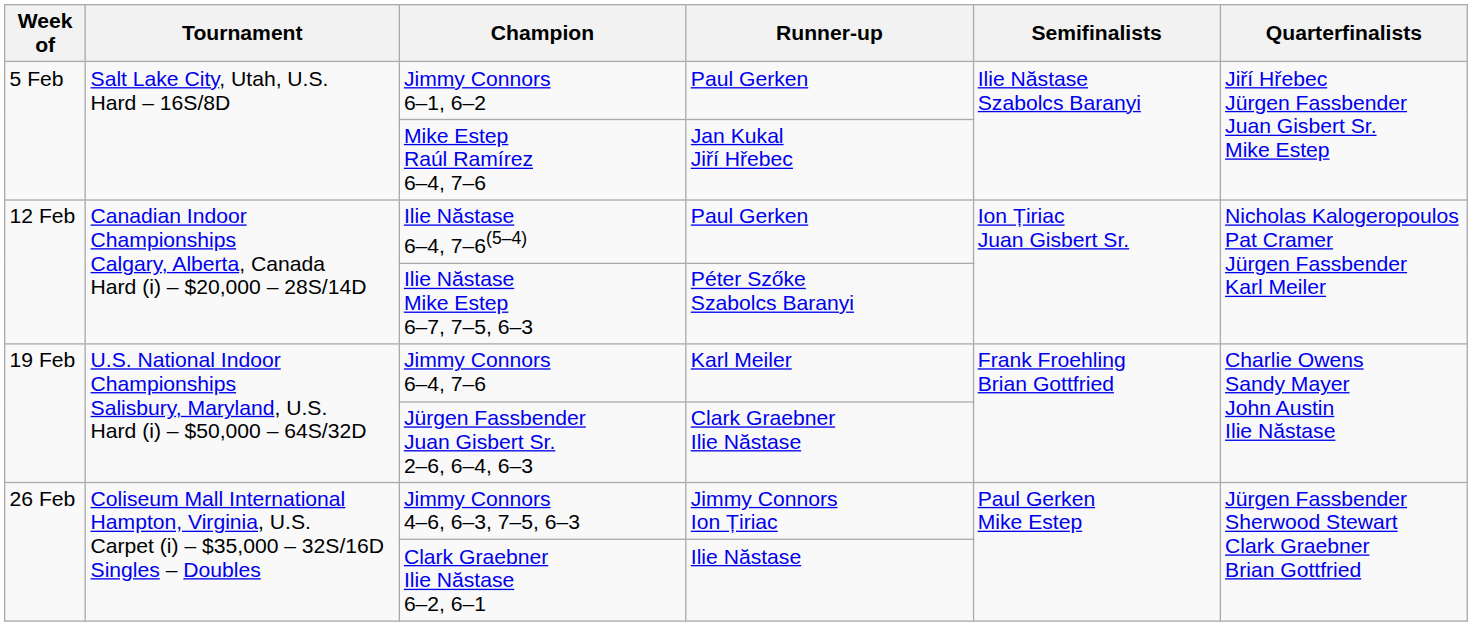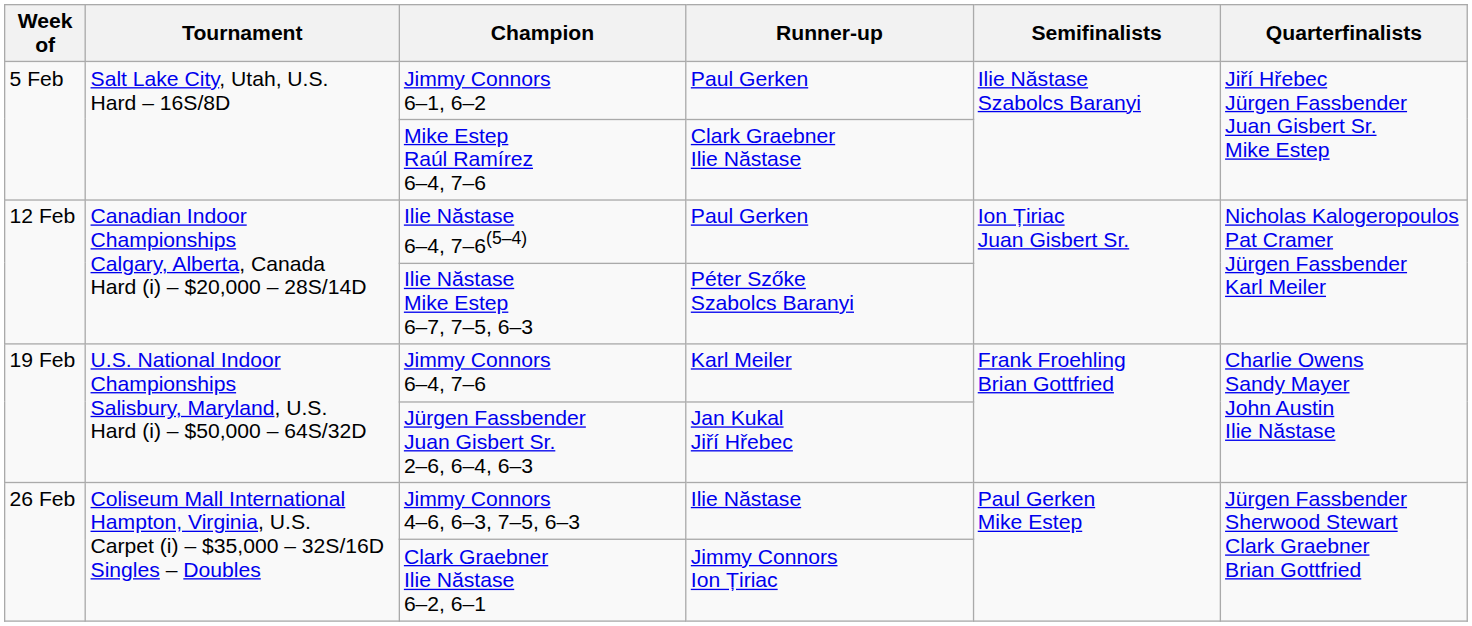(742, 147) Jan Kukal Jiří Hřebec -> (763, 147) Clark Graebner Ilie Năstase
(763, 429) Clark Graebner Ilie Năstase -> (742, 429) Jan Kukal Jiří Hřebec
(764, 510) Jimmy Connors Ion Țiriac -> (746, 499) Ilie Năstase
(746, 556) Ilie Năstase -> (764, 568) Jimmy Connors Ion Țiriac
